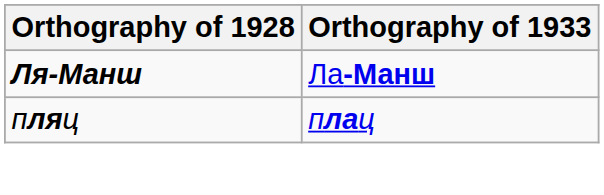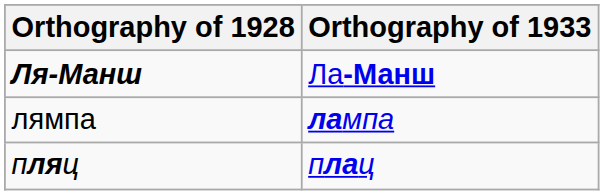+ row: (54, 119)
